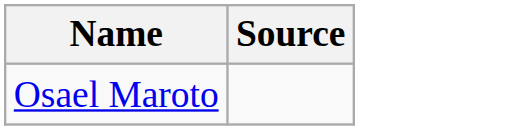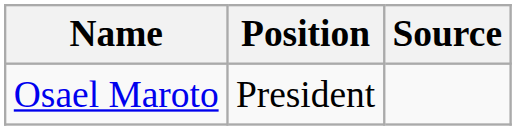+ column: (306, 34)
